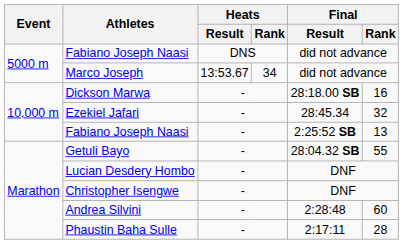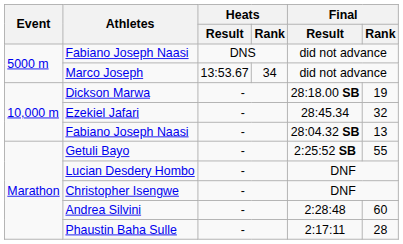(380, 93) 16 -> (380, 93) 19
(325, 132) 2:25:52 SB -> (325, 132) 28:04.32 SB
(325, 152) 28:04.32 SB -> (325, 152) 2:25:52 SB
